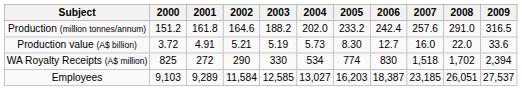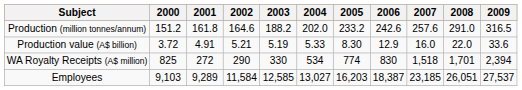(388, 28) 242.4 -> (388, 28) 242.6
(315, 45) 5.73 -> (315, 45) 5.33
(388, 45) 12.7 -> (388, 45) 12.9
(462, 61) 1,702 -> (462, 61) 1,701
